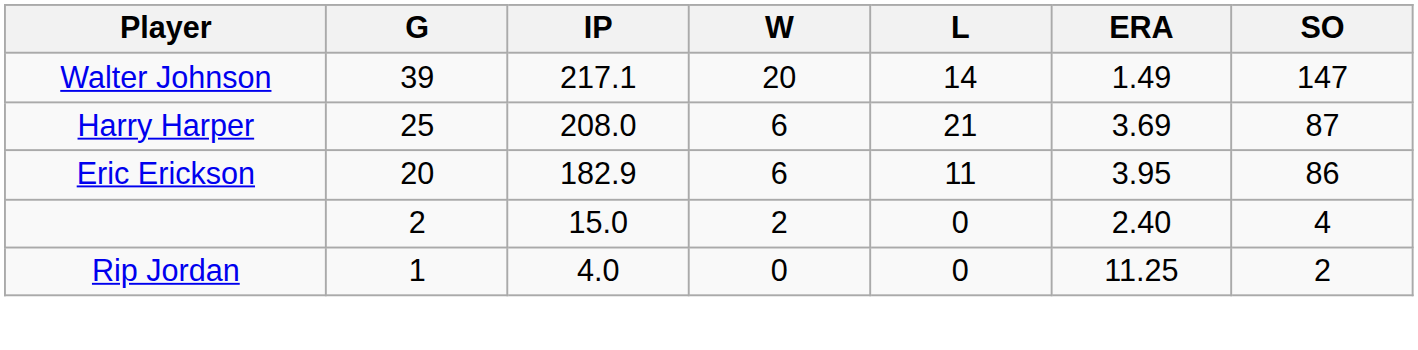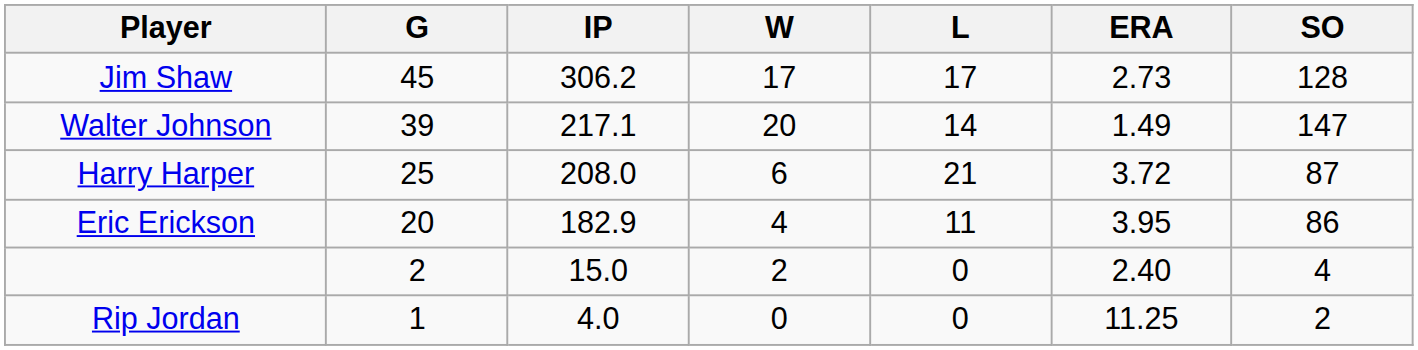+ row: (166, 77)
(1141, 125) 3.69 -> (1141, 174) 3.72
(779, 174) 6 -> (779, 222) 4
